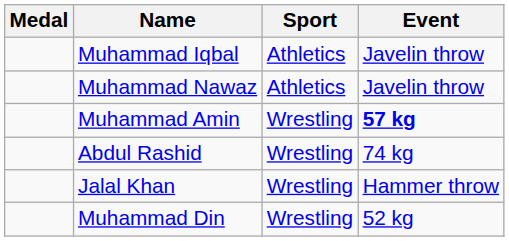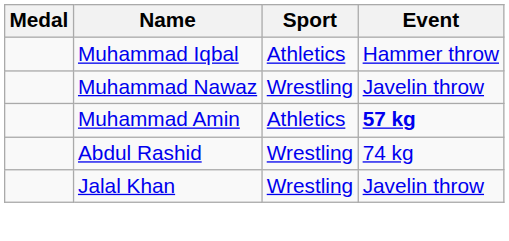(423, 53) Javelin throw -> (431, 53) Hammer throw
(306, 86) Athletics -> (310, 86) Wrestling
(310, 119) Wrestling -> (306, 119) Athletics
(431, 185) Hammer throw -> (423, 185) Javelin throw
- row: (151, 218)
